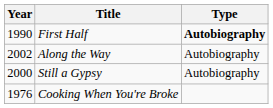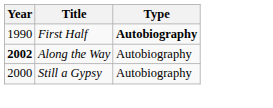(20, 53) normal -> (20, 53) bold
- row: (108, 93)
